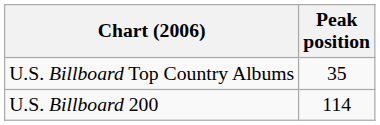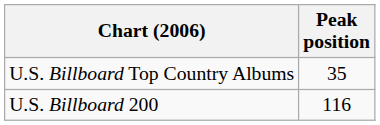(337, 104) 114 -> (337, 104) 116
